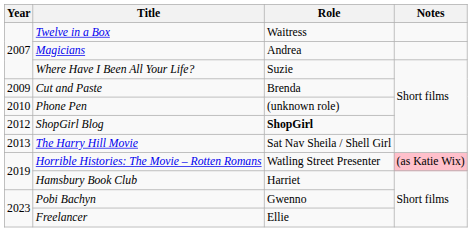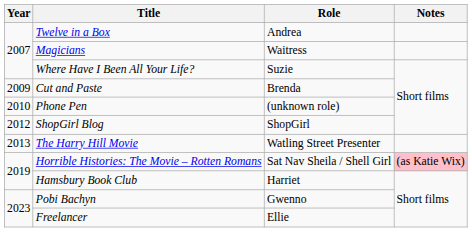(287, 32) Waitress -> (284, 32) Andrea
(284, 50) Andrea -> (287, 50) Waitress
(290, 124) bold -> (288, 124) normal
(329, 143) Sat Nav Sheila / Shell Girl -> (324, 143) Watling Street Presenter
(324, 161) Watling Street Presenter -> (329, 161) Sat Nav Sheila / Shell Girl
